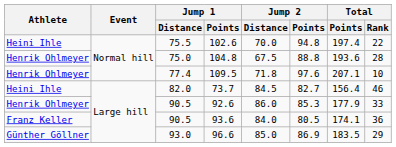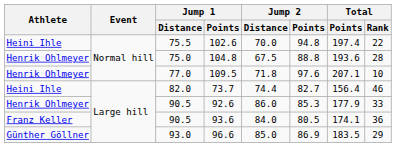(180, 73) 77.4 -> (180, 73) 77.0
(266, 88) 84.5 -> (266, 88) 74.4
